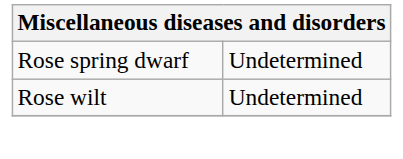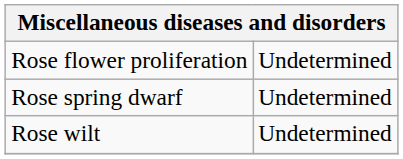+ row: (129, 60)
